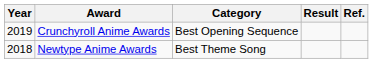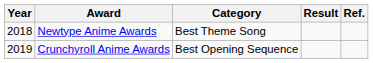rows swapped: (97, 49) <-> (104, 31)
